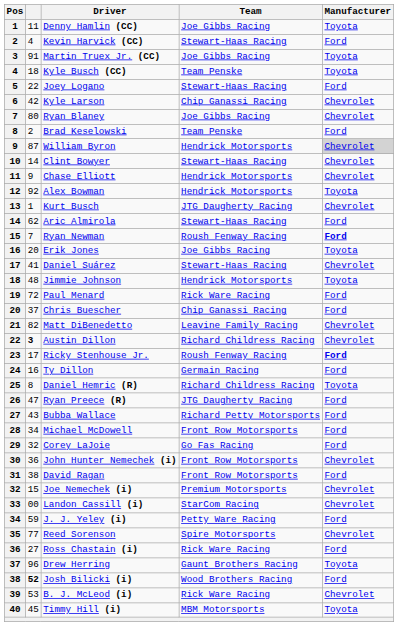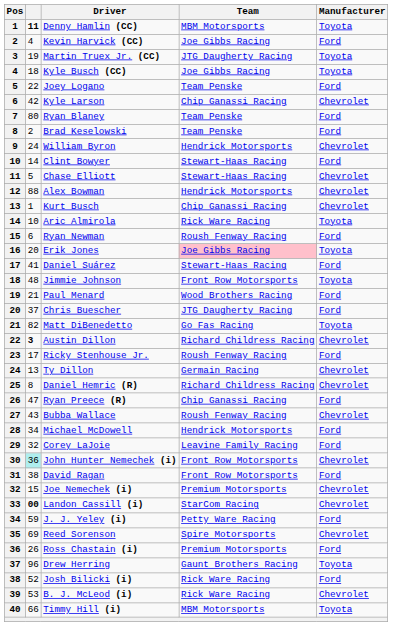(33, 27) normal -> (33, 27) bold
(226, 27) Joe Gibbs Racing -> (223, 27) MBM Motorsports
(234, 42) Stewart-Haas Racing -> (226, 42) Joe Gibbs Racing
(33, 57) 91 -> (33, 57) 19
(226, 57) Joe Gibbs Racing -> (237, 57) JTG Daugherty Racing
(212, 72) Team Penske -> (226, 72) Joe Gibbs Racing
(234, 87) Stewart-Haas Racing -> (212, 87) Team Penske
(226, 117) Joe Gibbs Racing -> (212, 117) Team Penske
(349, 117) Chevrolet -> (330, 117) Ford
(33, 147) 87 -> (33, 147) 24
(349, 147) lightgrey background -> (344, 147) no background
(349, 162) Chevrolet -> (330, 162) Ford
(31, 177) 9 -> (31, 177) 5
(237, 177) Hendrick Motorsports -> (234, 177) Stewart-Haas Racing
(33, 192) 92 -> (33, 192) 88
(341, 192) Toyota -> (344, 192) Chevrolet
(237, 207) JTG Daugherty Racing -> (234, 207) Chip Ganassi Racing
(33, 222) 62 -> (33, 222) 10
(234, 222) Stewart-Haas Racing -> (226, 222) Rick Ware Racing
(336, 222) Ford -> (336, 222) Toyota
(31, 236) 7 -> (31, 236) 6
(336, 236) bold -> (330, 236) normal
(226, 251) no background -> (226, 251) pink background
(349, 266) Chevrolet -> (330, 266) Ford
(237, 281) Hendrick Motorsports -> (239, 281) Front Row Motorsports
(33, 296) 72 -> (33, 296) 21
(226, 296) Rick Ware Racing -> (237, 296) Wood Brothers Racing
(234, 311) Chip Ganassi Racing -> (237, 311) JTG Daugherty Racing
(239, 326) Leavine Family Racing -> (217, 326) Go Fas Racing
(349, 326) Chevrolet -> (336, 326) Toyota
(336, 356) bold -> (330, 356) normal
(33, 371) 16 -> (33, 371) 13
(336, 371) Ford -> (344, 371) Chevrolet
(341, 386) Toyota -> (344, 386) Chevrolet
(237, 401) JTG Daugherty Racing -> (234, 401) Chip Ganassi Racing
(251, 416) Richard Petty Motorsports -> (234, 416) Roush Fenway Racing
(336, 416) Ford -> (344, 416) Chevrolet
(239, 431) Front Row Motorsports -> (237, 431) Hendrick Motorsports
(217, 446) Go Fas Racing -> (239, 446) Leavine Family Racing
(33, 461) no background -> (33, 461) paleturquoise background
(33, 506) normal -> (33, 506) bold
(33, 536) 77 -> (33, 536) 69
(33, 551) 27 -> (33, 551) 26
(226, 551) Rick Ware Racing -> (234, 551) Premium Motorsports
(33, 580) bold -> (33, 580) normal
(237, 580) Wood Brothers Racing -> (226, 580) Rick Ware Racing
(33, 610) 45 -> (33, 610) 66
